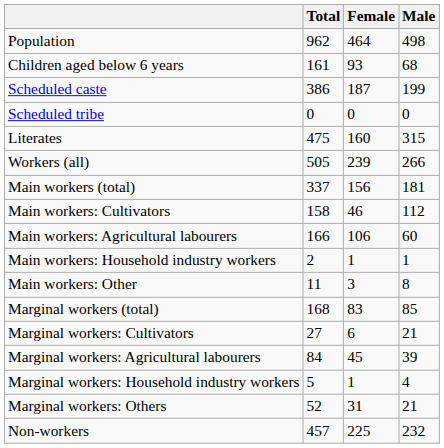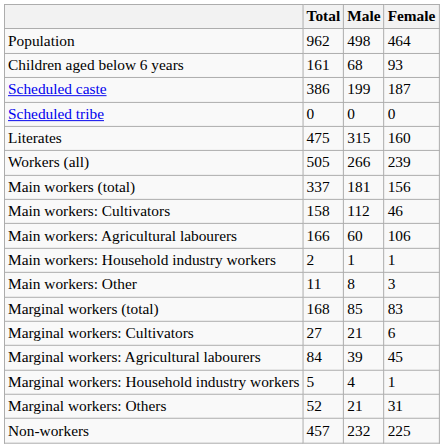columns swapped: (419, 16) <-> (371, 16)
